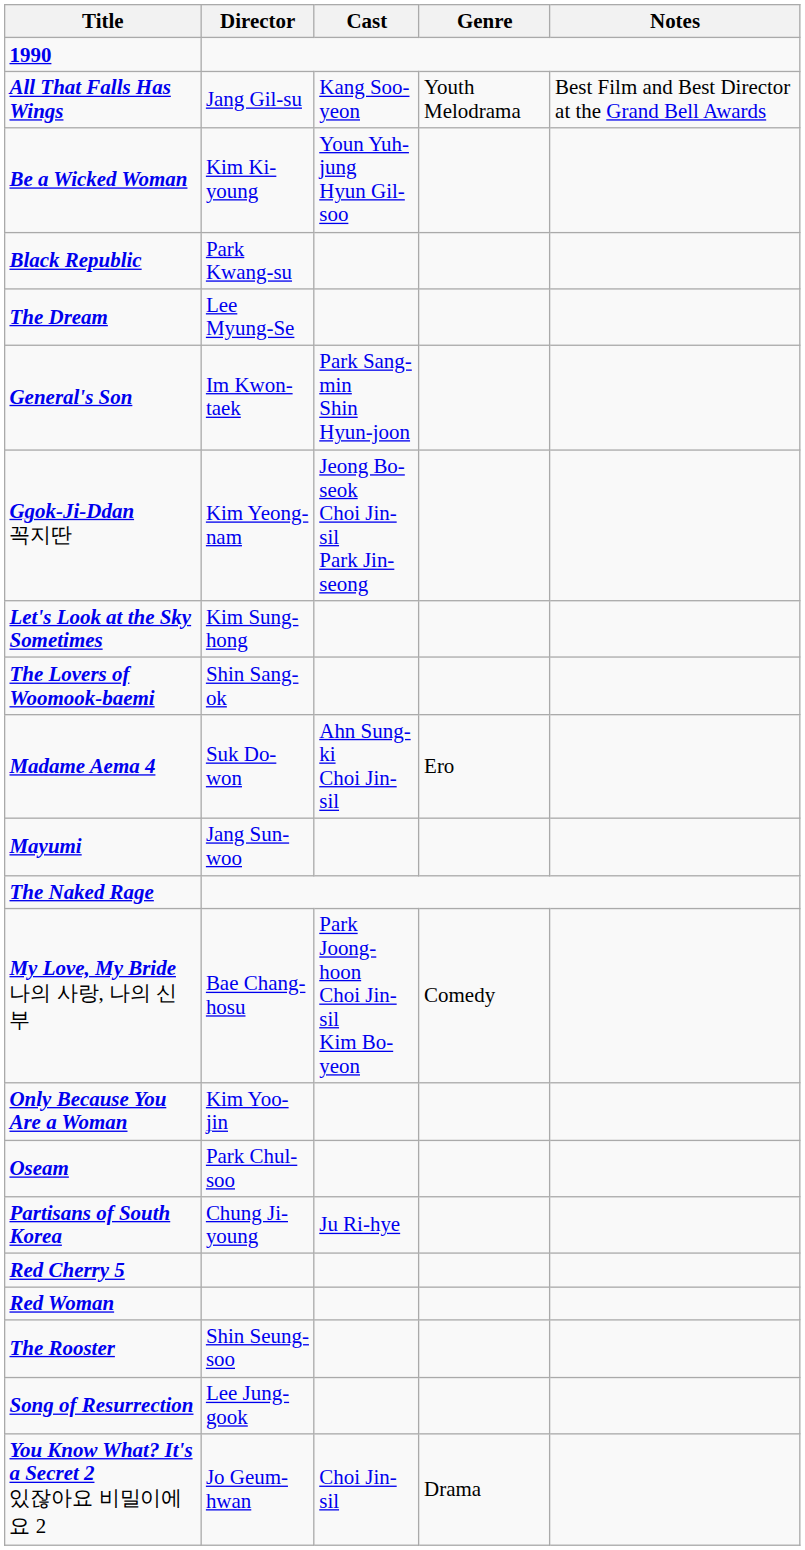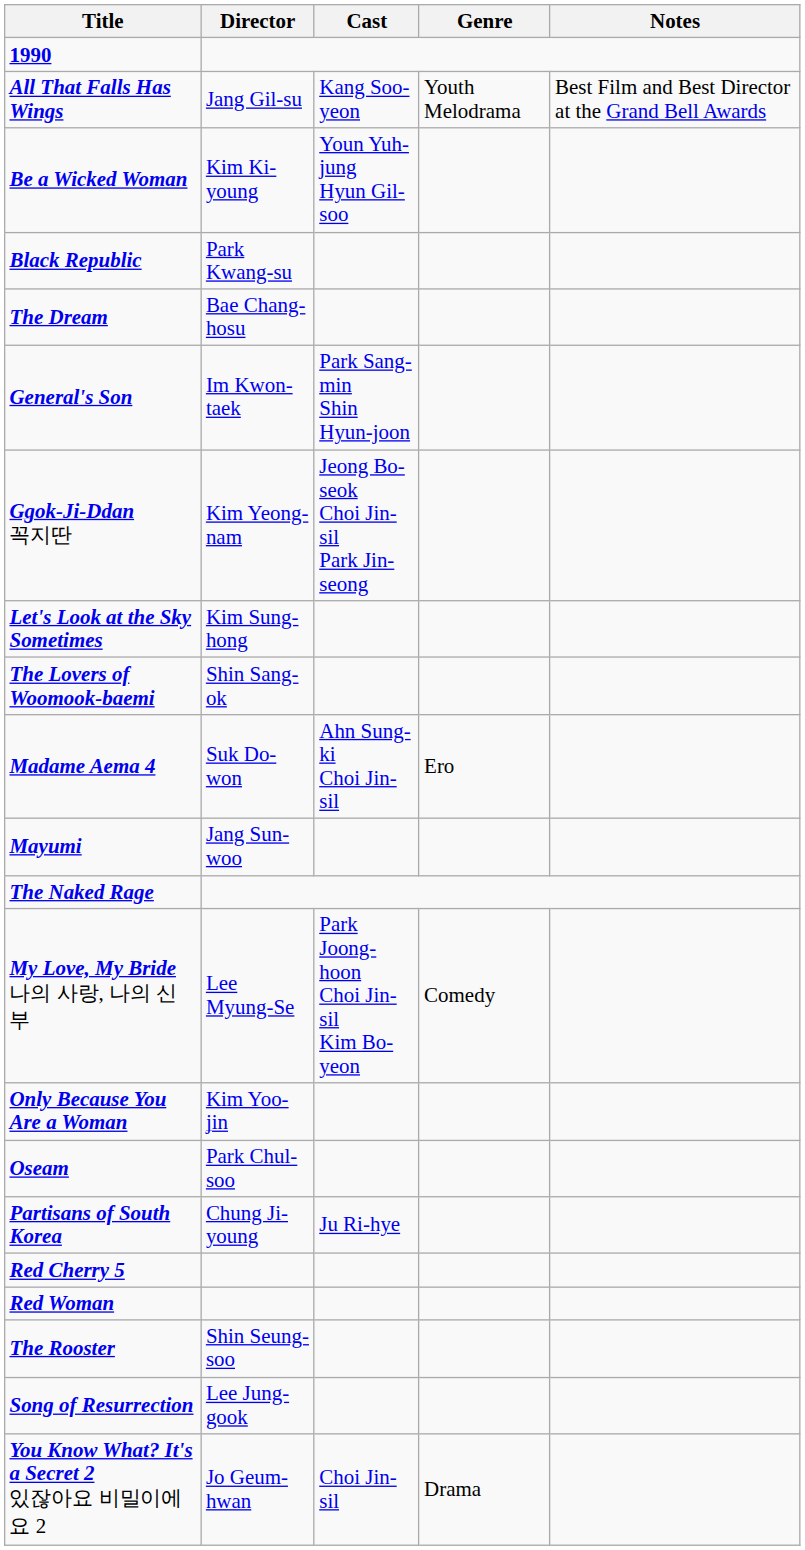(250, 317) Lee Myung-Se -> (256, 317) Bae Chang-hosu
(256, 995) Bae Chang-hosu -> (250, 995) Lee Myung-Se
